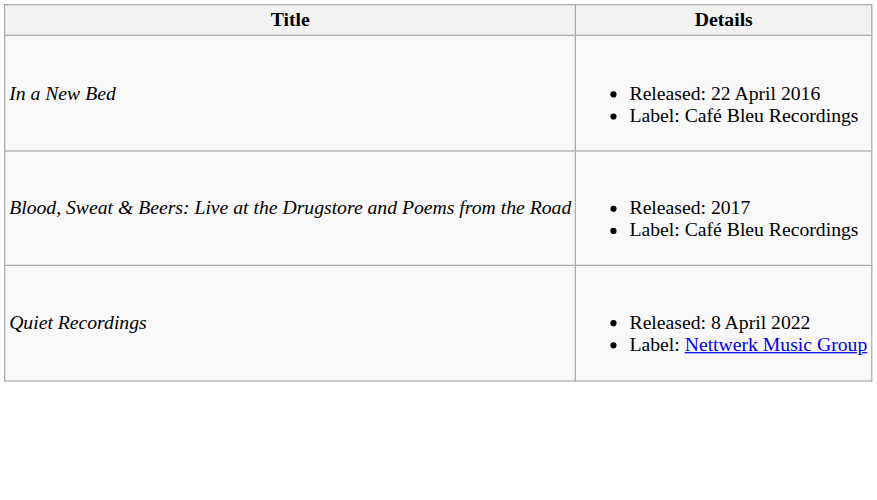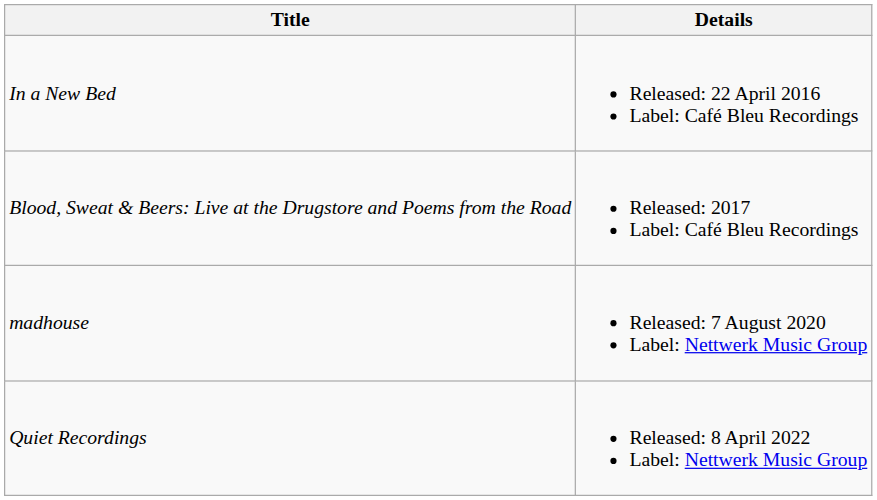+ row: (49, 322)
